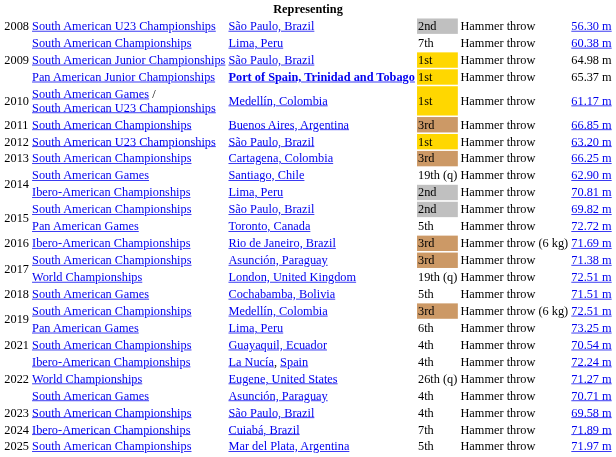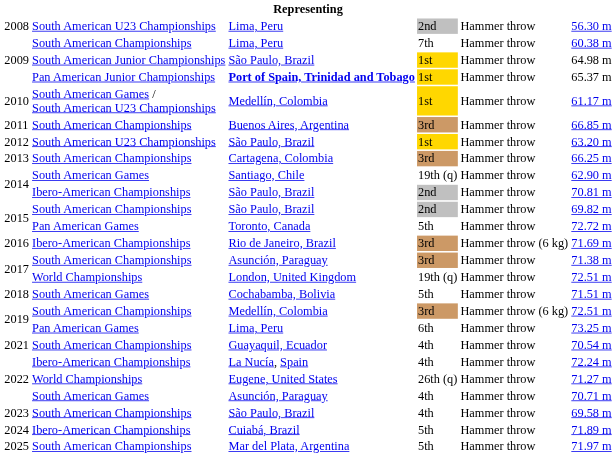(271, 26) São Paulo, Brazil -> (256, 26) Lima, Peru
(256, 192) Lima, Peru -> (271, 192) São Paulo, Brazil
(426, 429) 7th -> (426, 429) 5th
